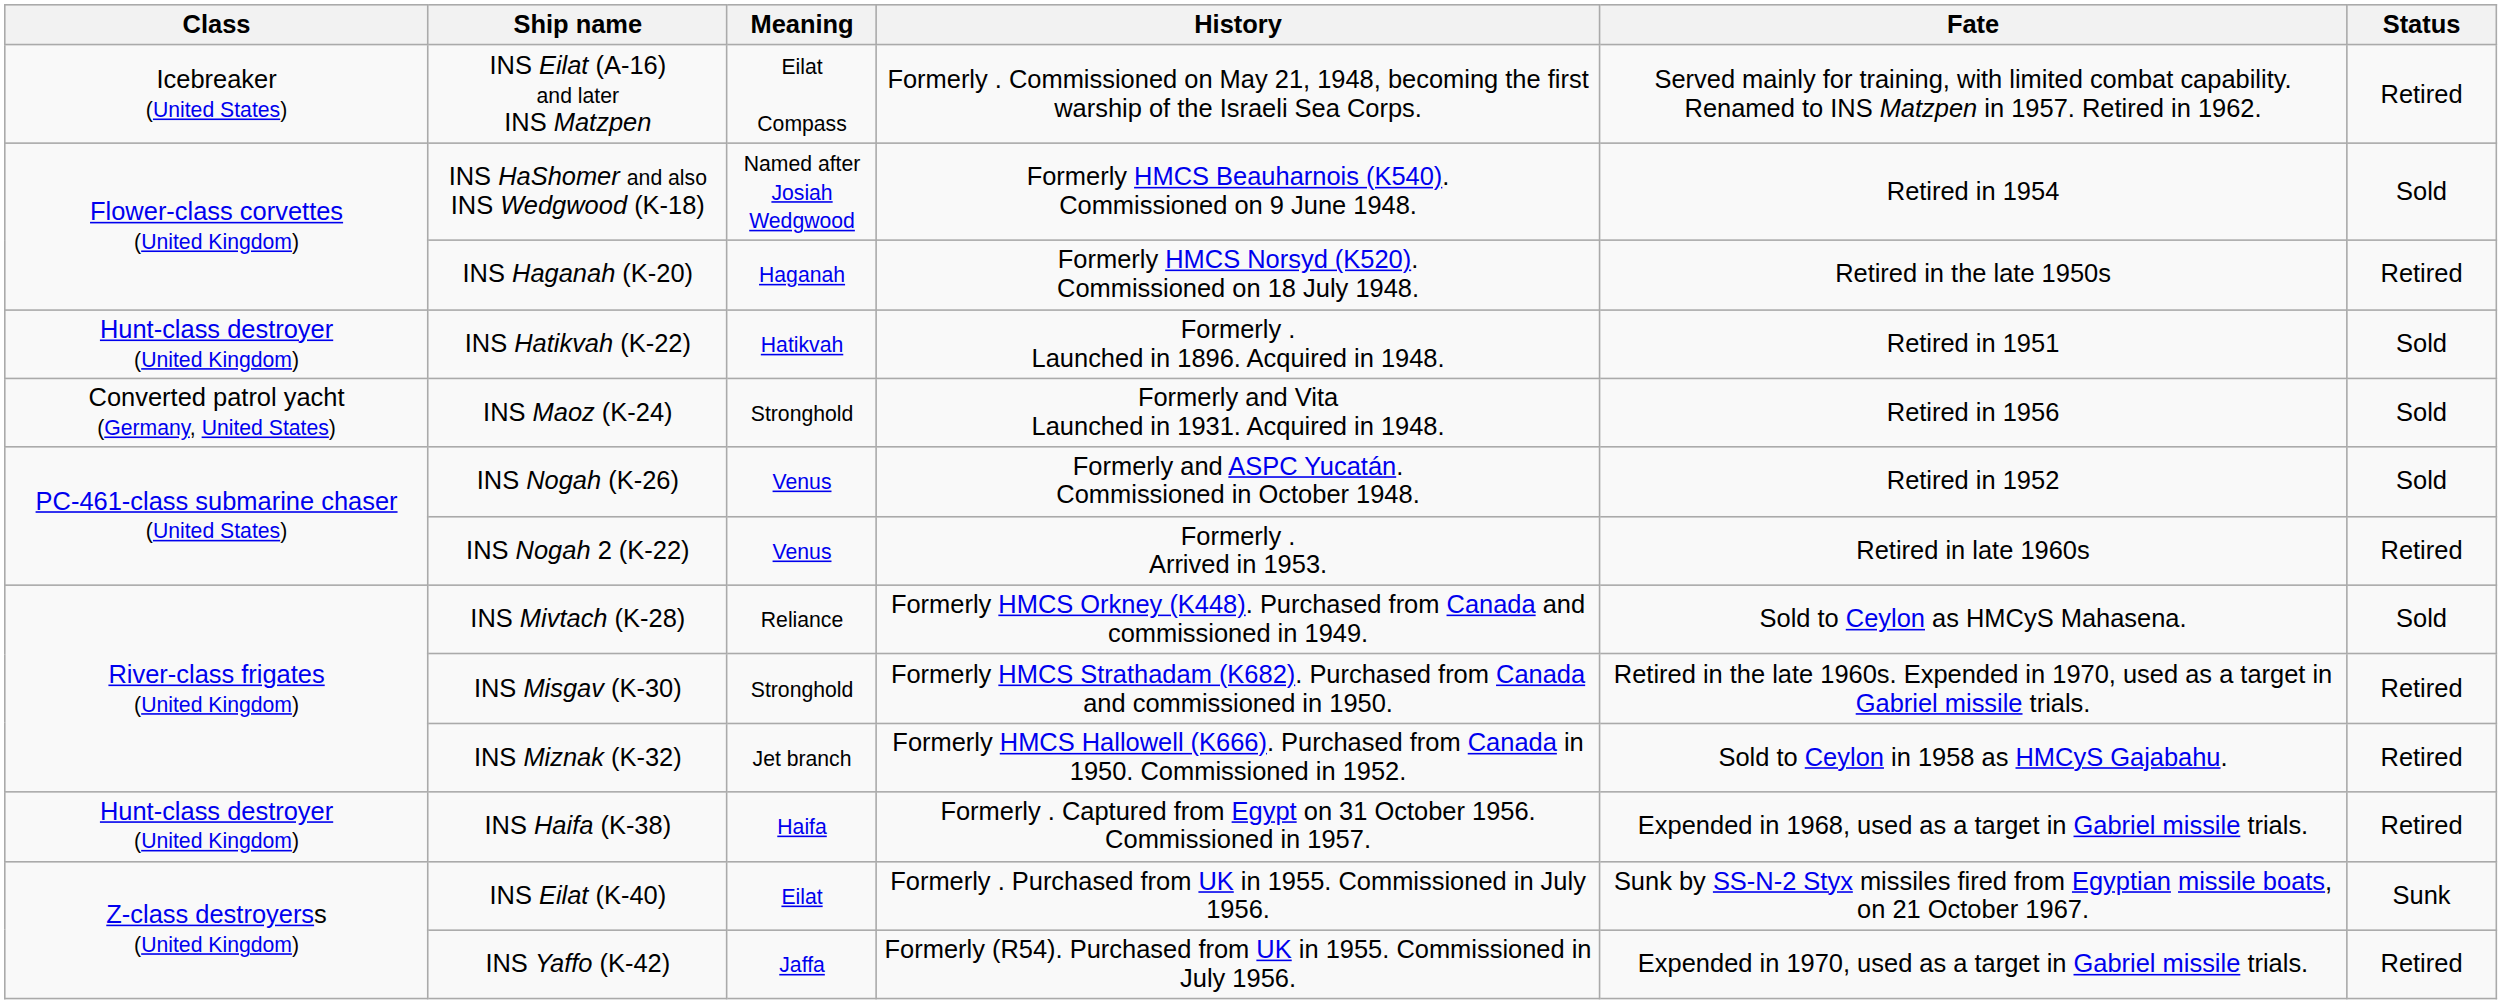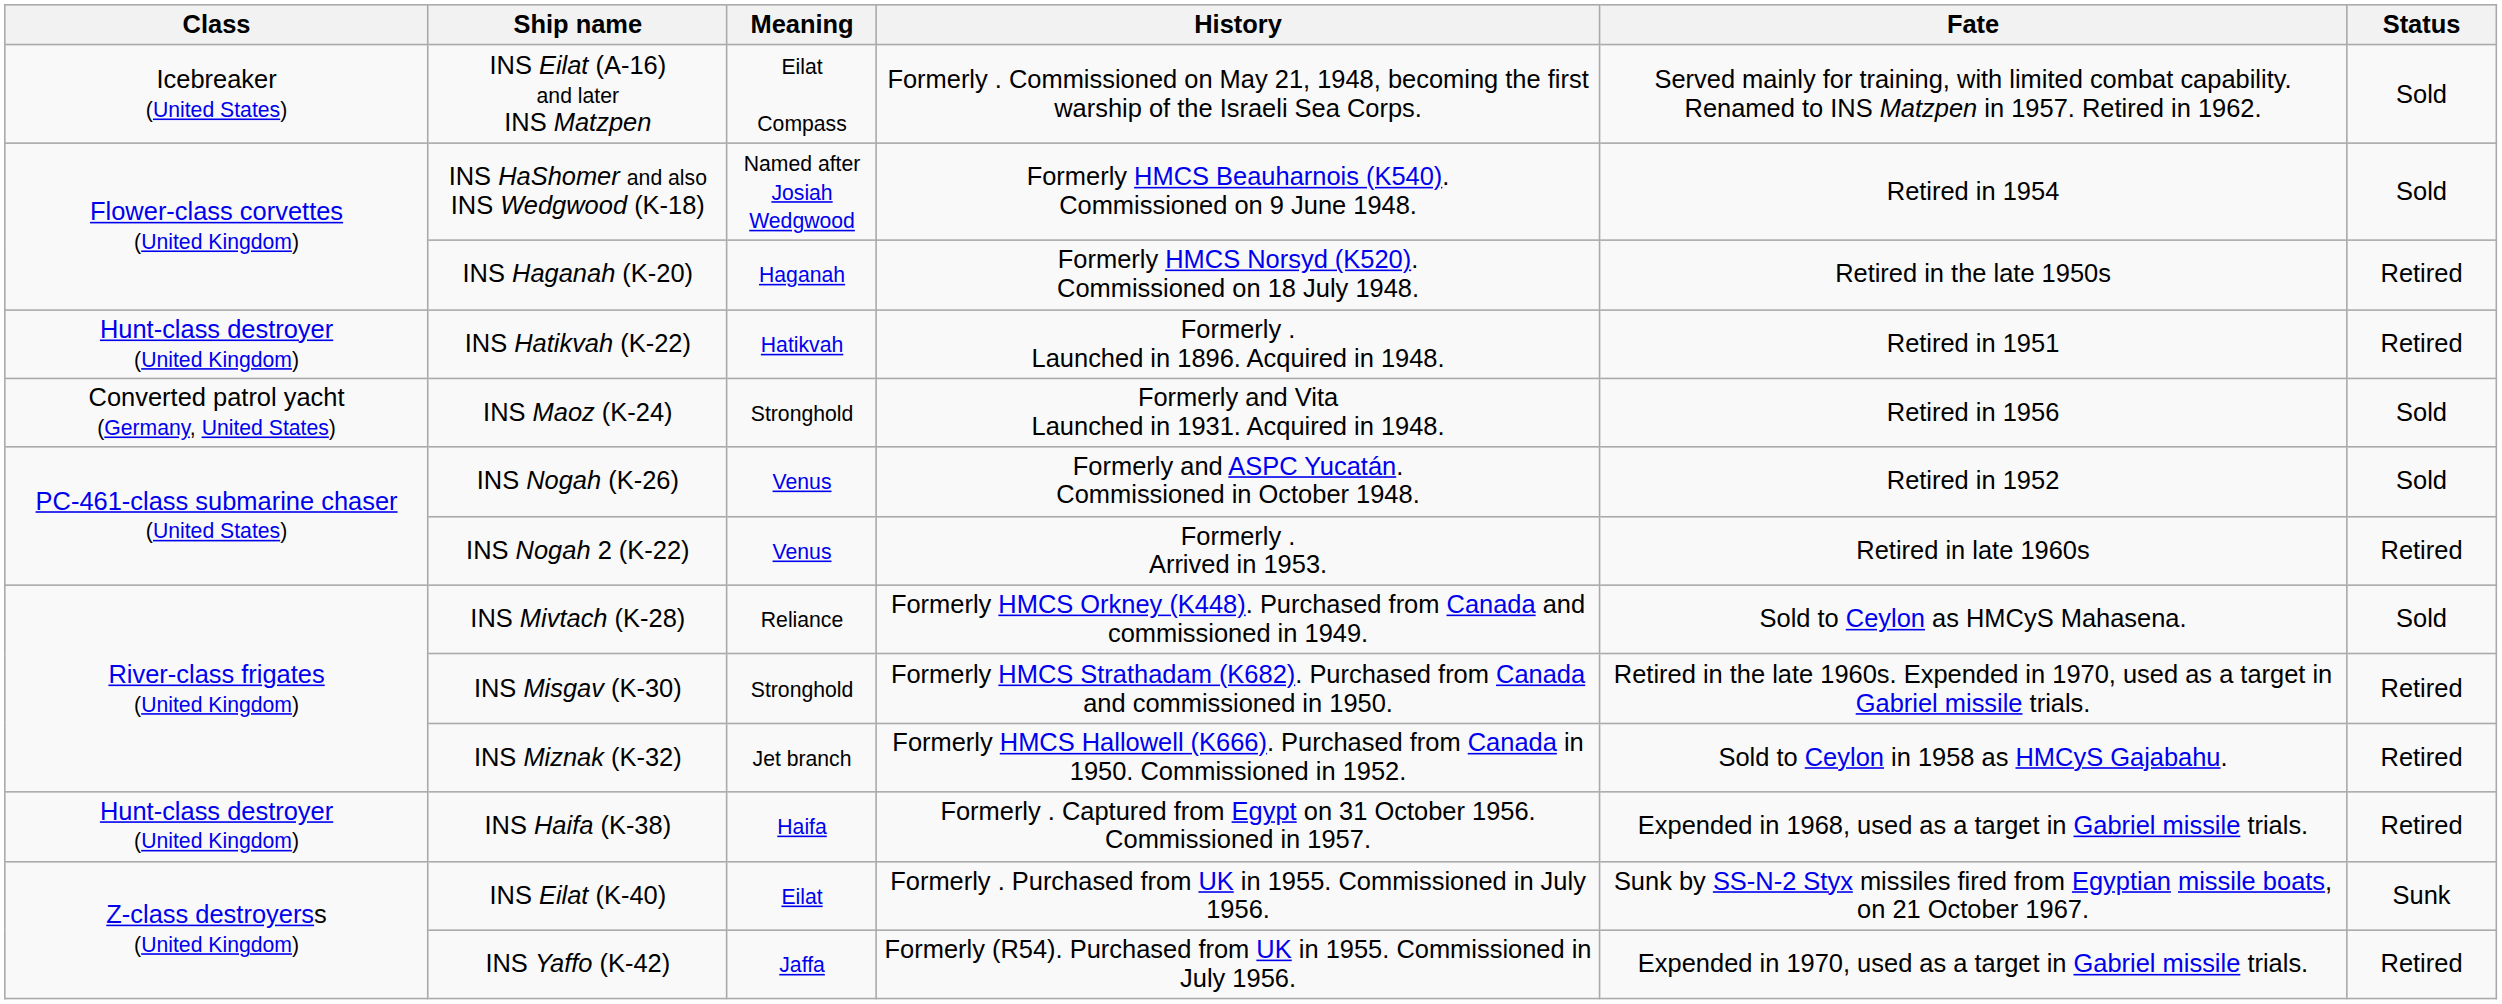(2422, 93) Retired -> (2422, 93) Sold
(2422, 343) Sold -> (2422, 343) Retired
